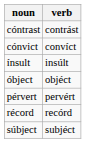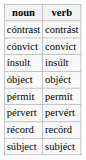+ row: (21, 96)
